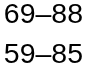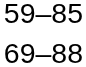rows swapped: (43, 14) <-> (43, 53)
